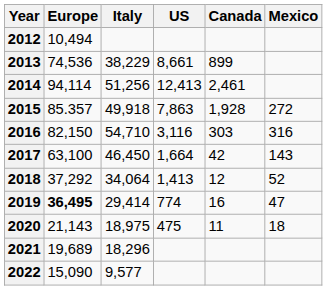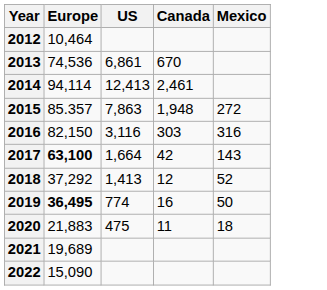- column: (127, 16)
(70, 39) 10,494 -> (70, 39) 10,464
(175, 62) 8,661 -> (123, 62) 6,861
(221, 62) 899 -> (169, 62) 670
(227, 109) 1,928 -> (175, 109) 1,948
(70, 156) normal -> (70, 156) bold
(277, 202) 47 -> (225, 202) 50
(70, 226) 21,143 -> (70, 226) 21,883
